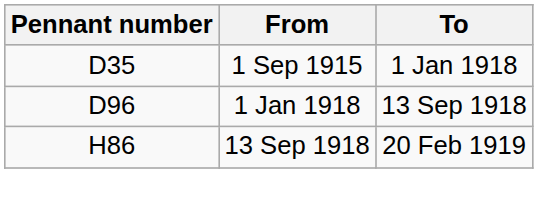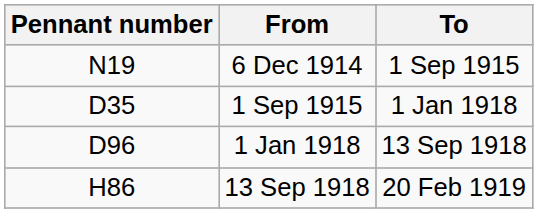+ row: (297, 65)
